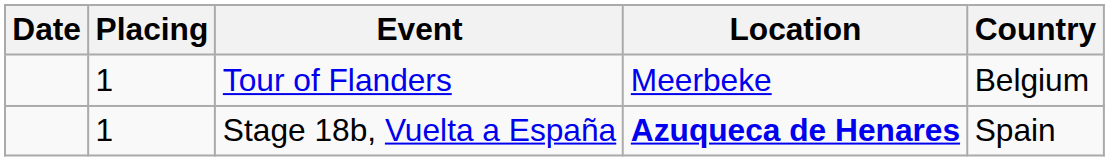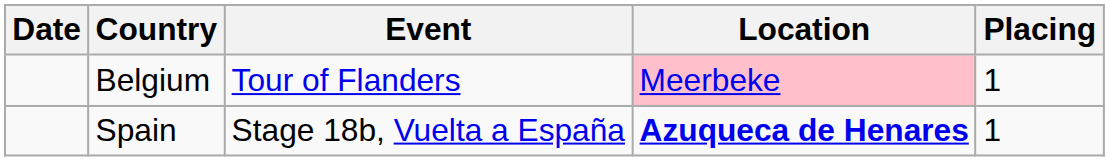columns swapped: (152, 29) <-> (1035, 29)
(701, 79) no background -> (710, 79) pink background
